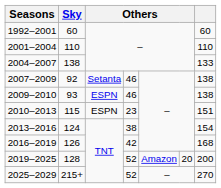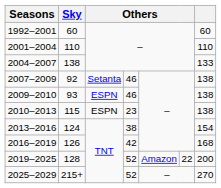(205, 111) 151 -> (205, 111) 138
(187, 159) 20 -> (187, 159) 22
